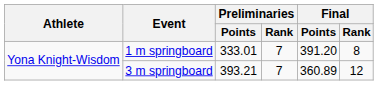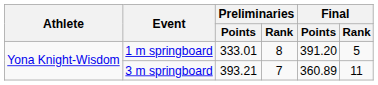(279, 52) 7 -> (279, 52) 8
(357, 52) 8 -> (357, 52) 5
(357, 71) 12 -> (357, 71) 11
